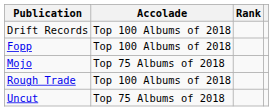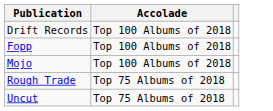- column: (248, 13)
(159, 64) Top 75 Albums of 2018 -> (162, 64) Top 100 Albums of 2018
(162, 81) Top 100 Albums of 2018 -> (159, 81) Top 75 Albums of 2018
